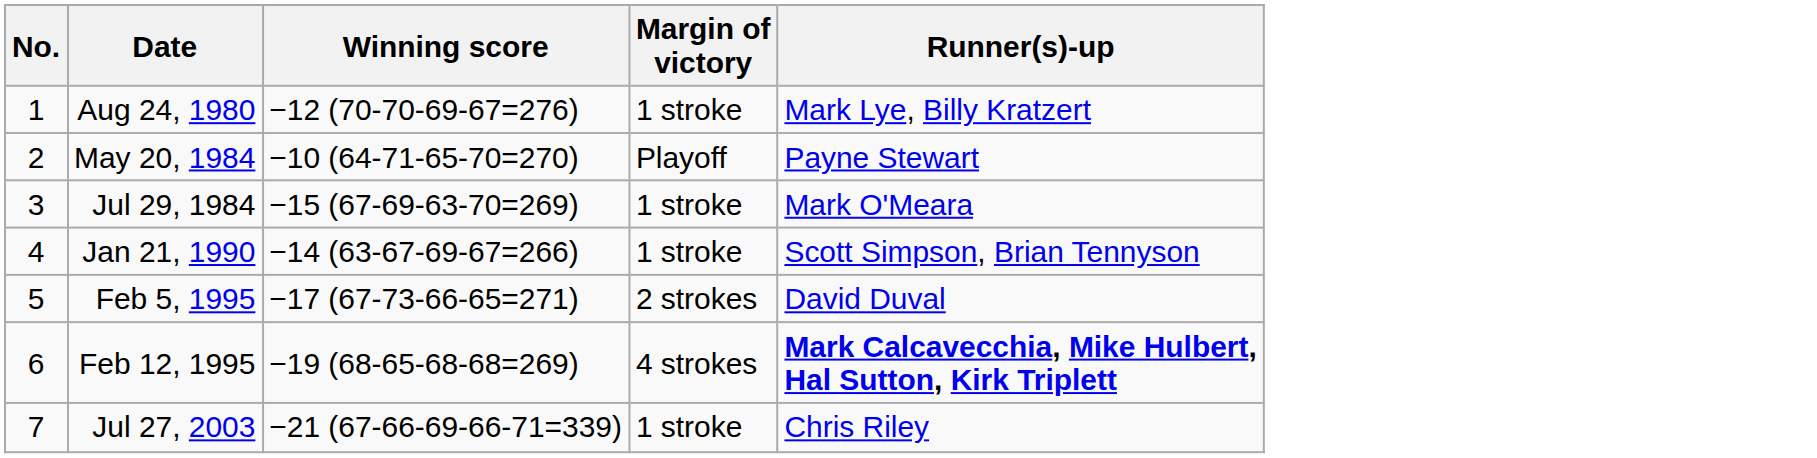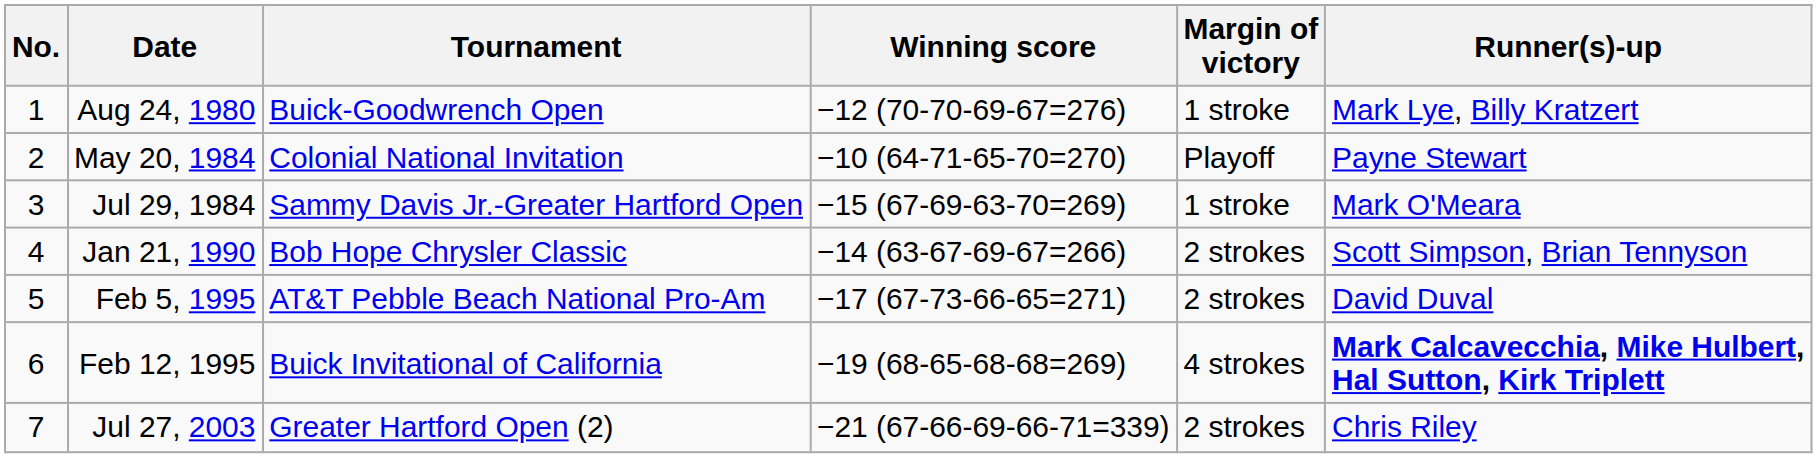+ column: (536, 46)
(689, 252) 1 stroke -> (1244, 252) 2 strokes
(689, 428) 1 stroke -> (1244, 428) 2 strokes
